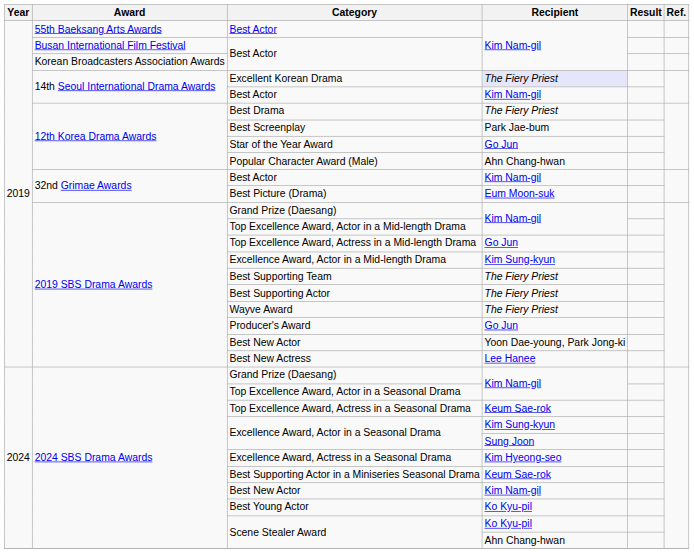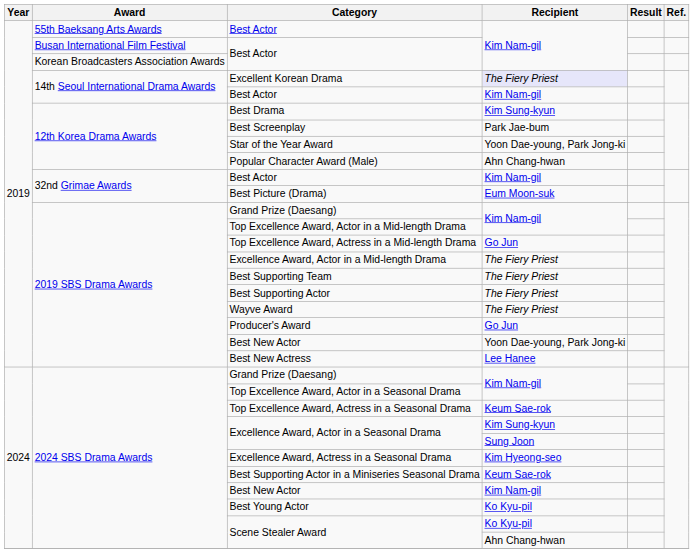(521, 111) The Fiery Priest -> (520, 111) Kim Sung-kyun
(501, 144) Go Jun -> (555, 144) Yoon Dae-young, Park Jong-ki
(520, 260) Kim Sung-kyun -> (521, 260) The Fiery Priest
